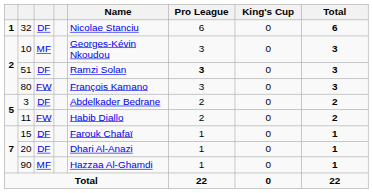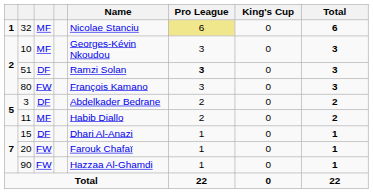(44, 28) DF -> (44, 28) MF
(202, 28) no background -> (202, 28) khaki background
(44, 117) FW -> (44, 117) MF
(101, 133) Farouk Chafaï -> (101, 133) Dhari Al-Anazi
(44, 149) DF -> (44, 149) FW
(101, 149) Dhari Al-Anazi -> (101, 149) Farouk Chafaï
(44, 165) MF -> (44, 165) FW
